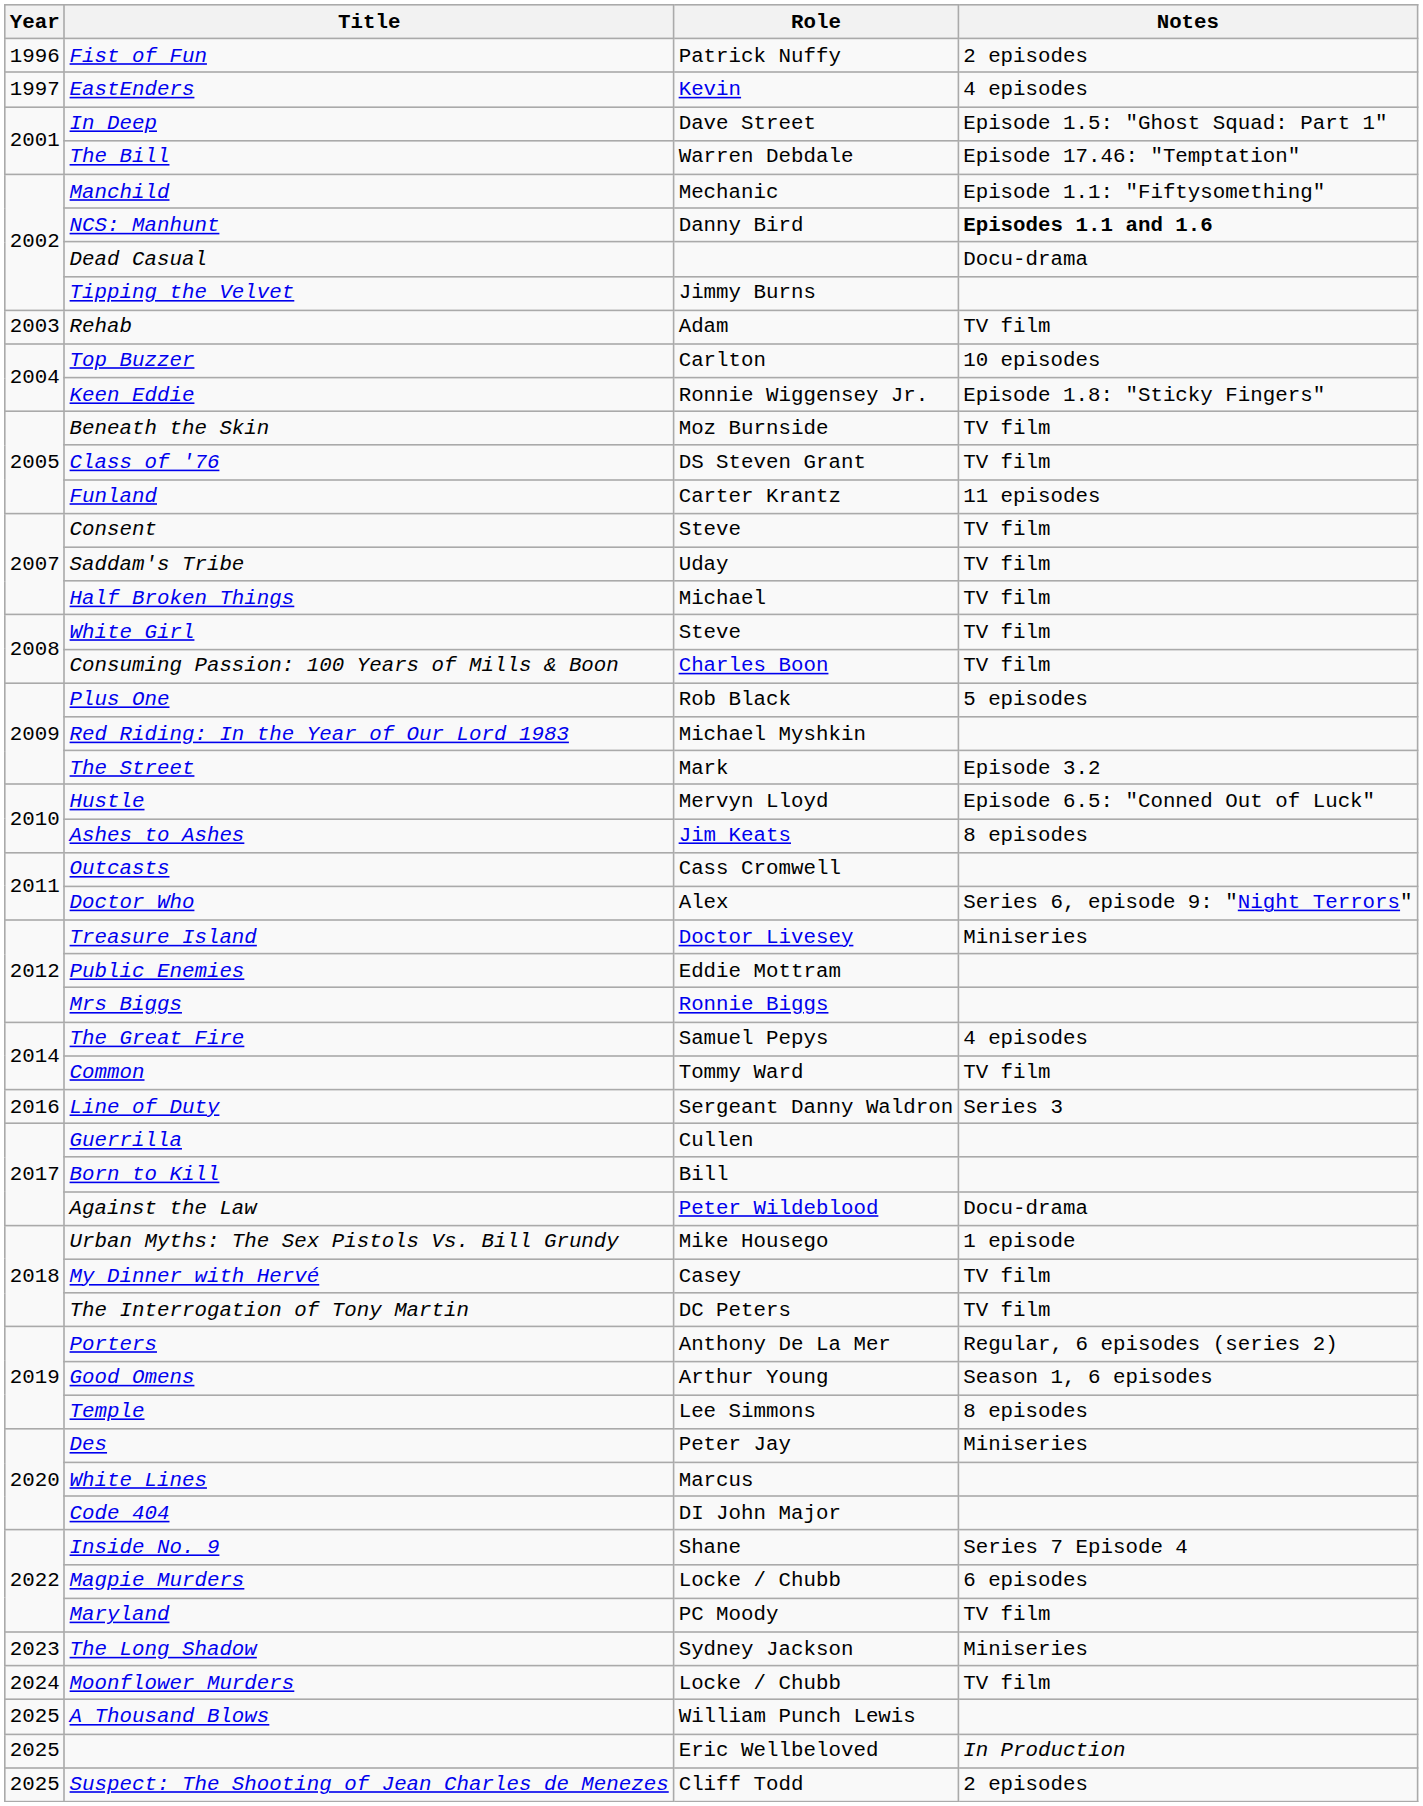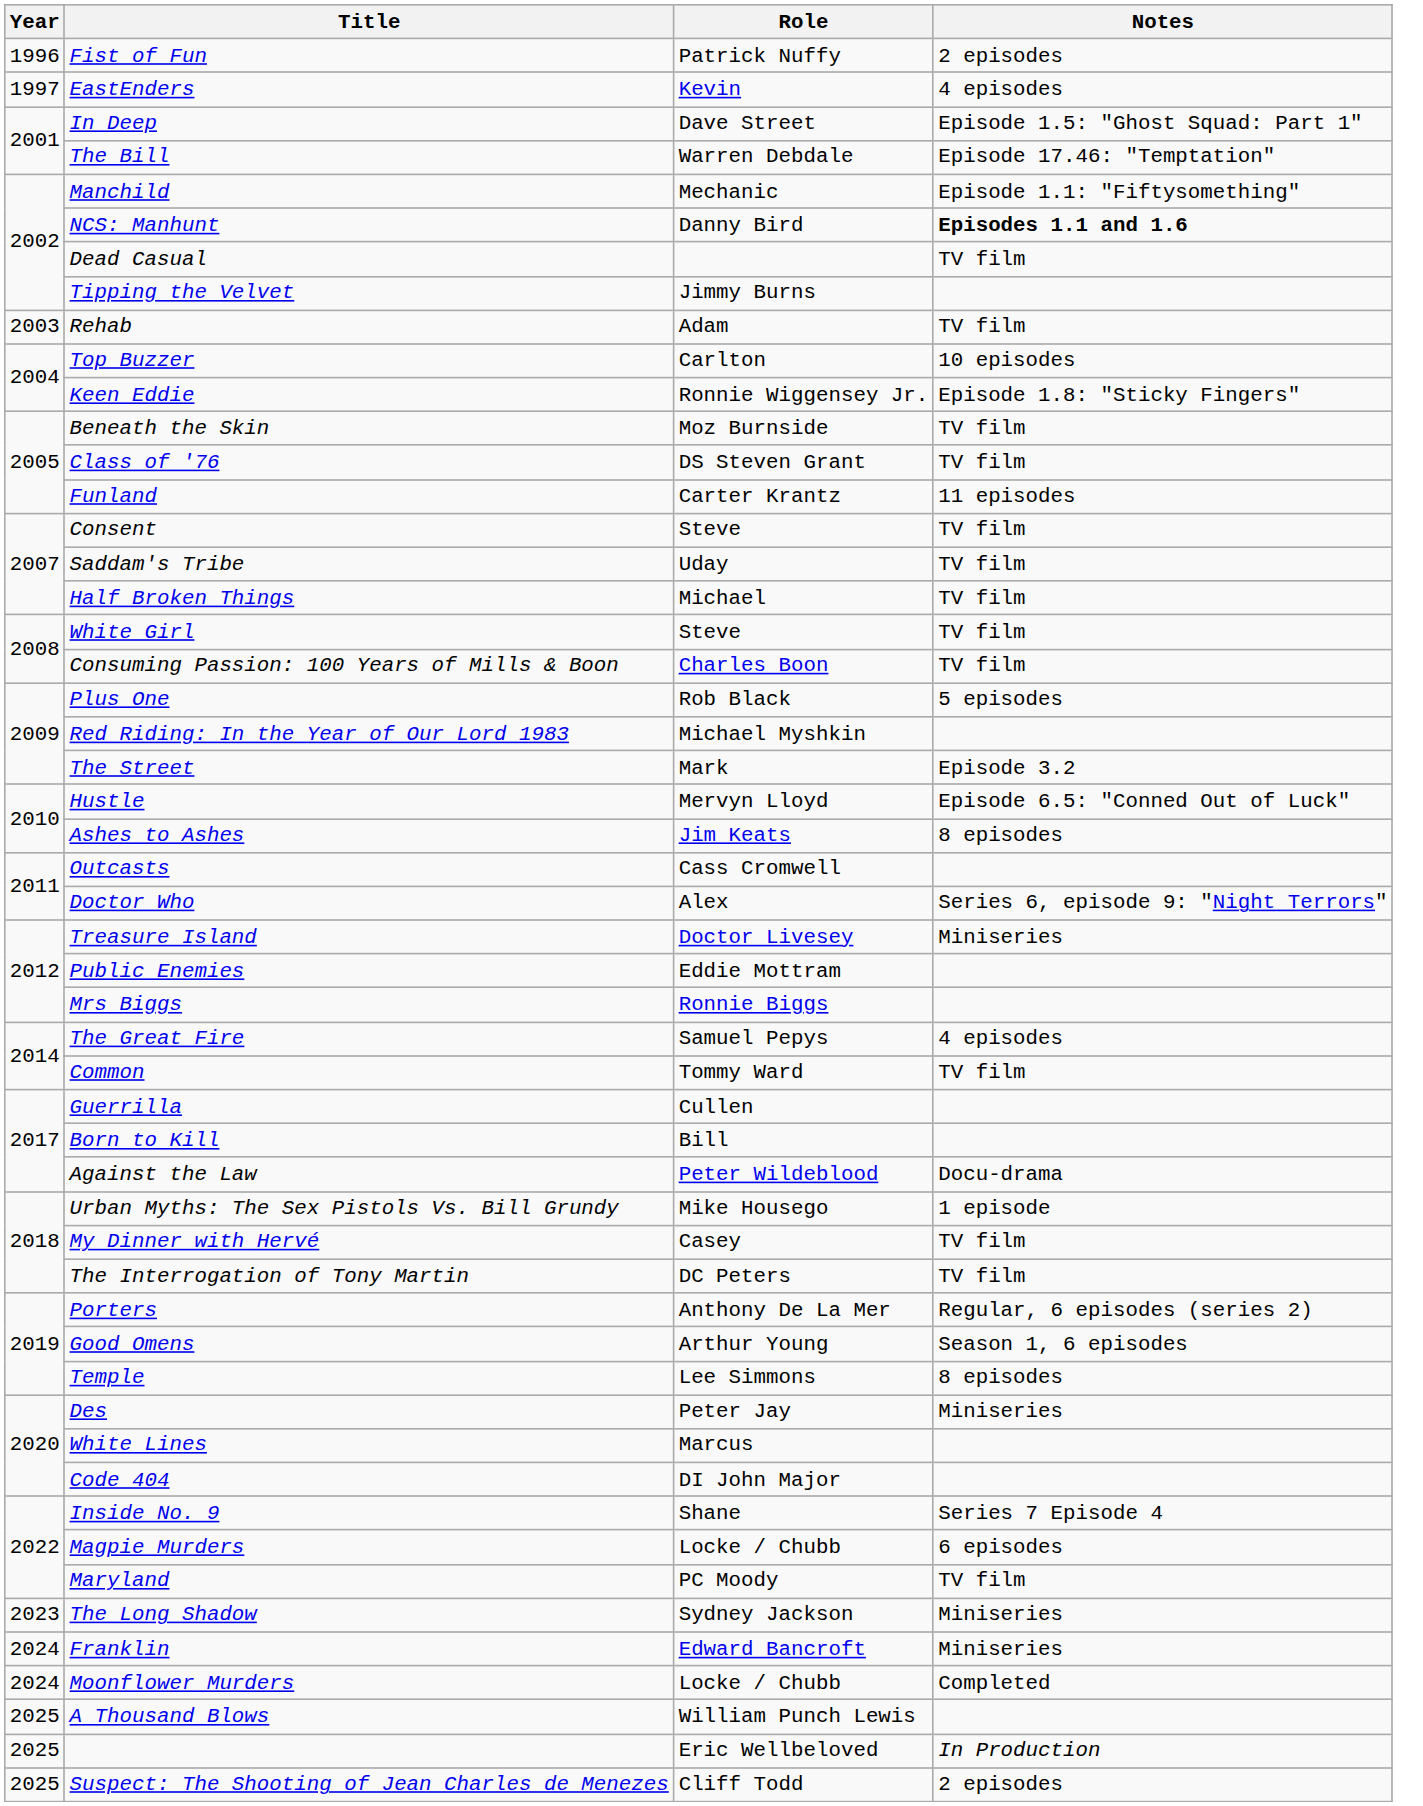(1026, 259) Docu-drama -> (982, 259) TV film
- row: (145, 1107)
+ row: (120, 1649)
(1007, 1683) TV film -> (994, 1683) Completed
